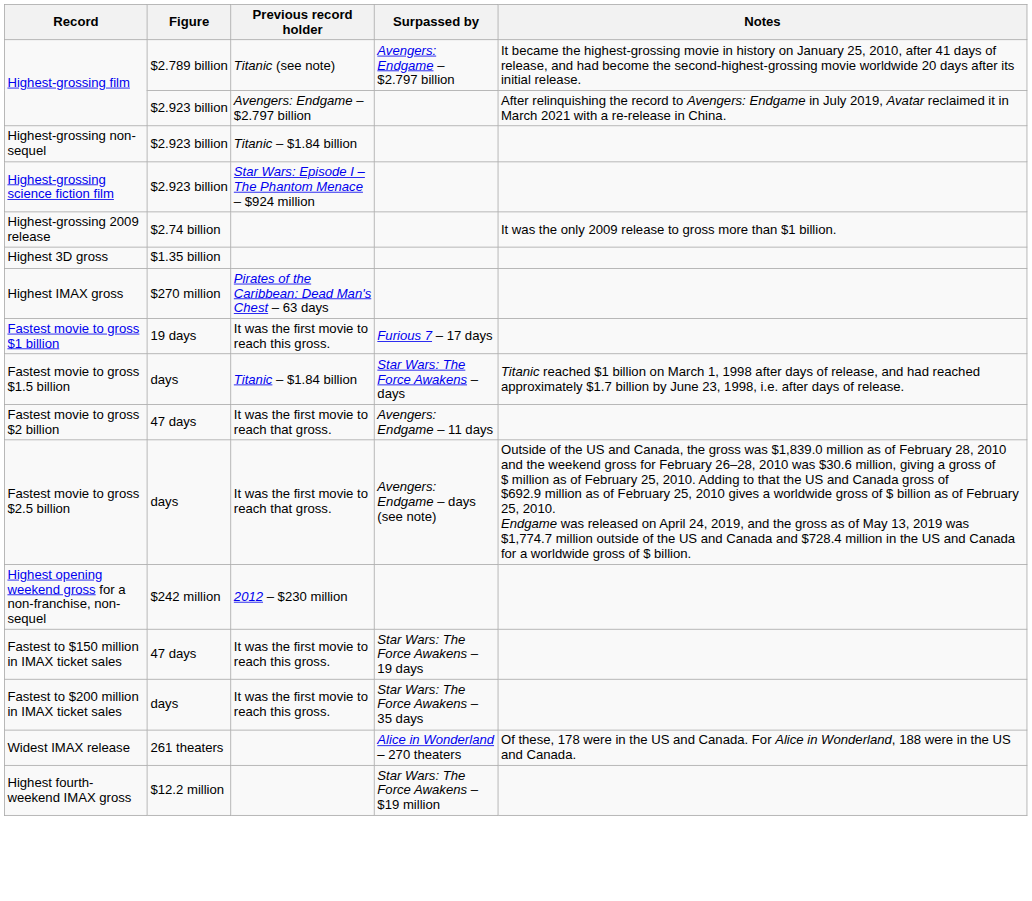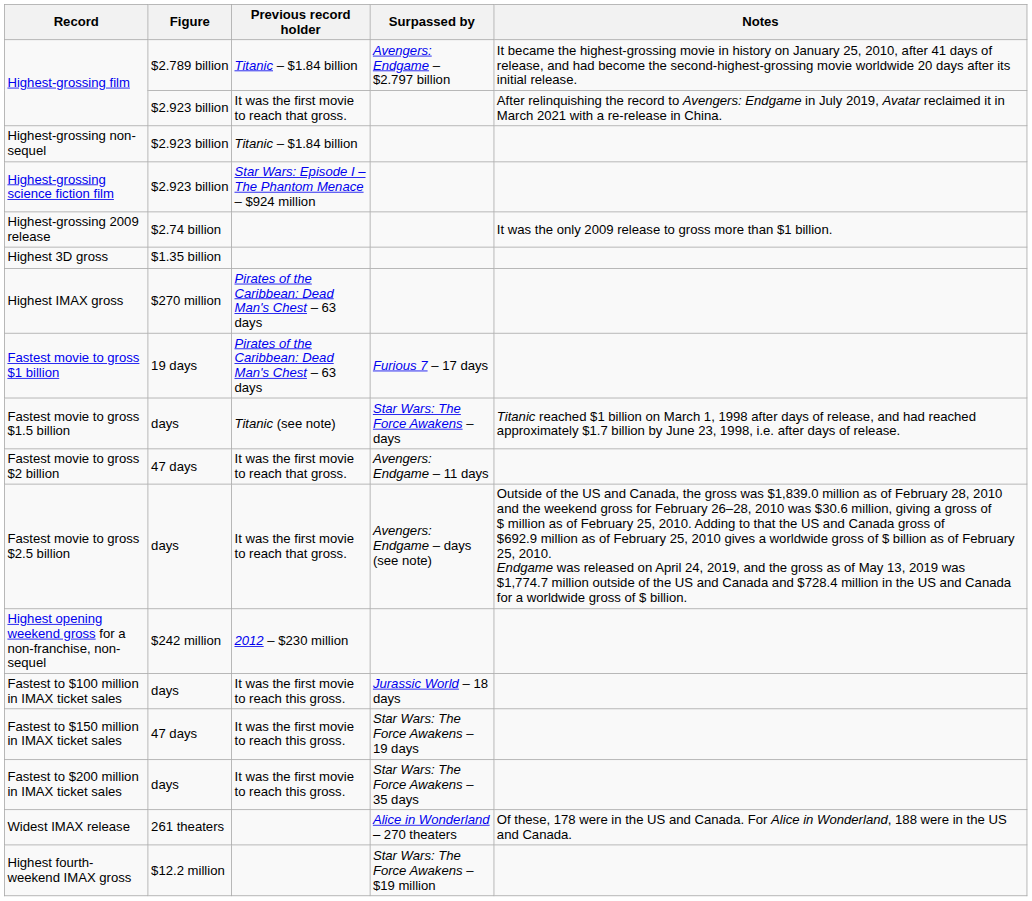(284, 65) Titanic (see note) -> (296, 65) Titanic – $1.84 billion
(299, 108) Avengers: Endgame – $2.797 billion -> (294, 108) It was the first movie to reach that gross.
(301, 336) It was the first movie to reach this gross. -> (285, 365) Pirates of the Caribbean: Dead Man's Chest – 63 days
(295, 379) Titanic – $1.84 billion -> (285, 423) Titanic (see note)
+ row: (73, 691)
